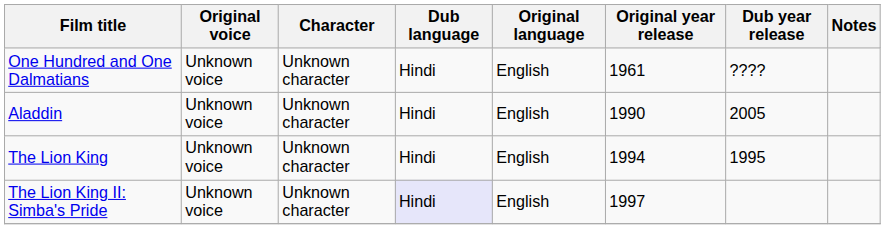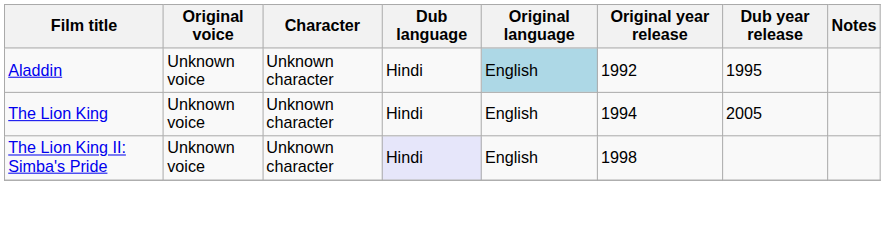- row: (90, 70)
(523, 114) no background -> (512, 70) lightblue background
(627, 114) 1990 -> (619, 70) 1992
(747, 114) 2005 -> (744, 70) 1995
(747, 157) 1995 -> (744, 114) 2005
(627, 201) 1997 -> (619, 157) 1998
